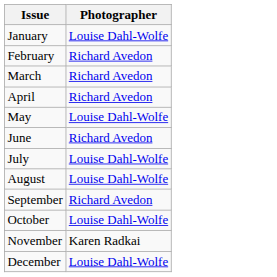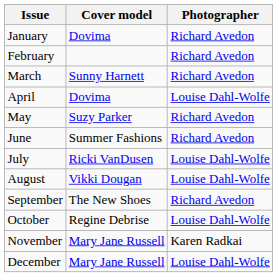+ column: (117, 14)
(118, 35) Louise Dahl-Wolfe -> (212, 35) Richard Avedon
(111, 96) Richard Avedon -> (220, 96) Louise Dahl-Wolfe
(118, 117) Louise Dahl-Wolfe -> (212, 117) Richard Avedon
